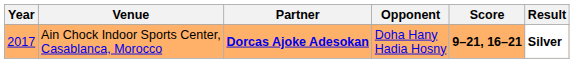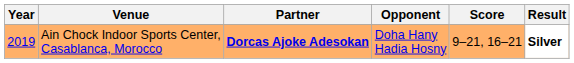(21, 41) 2017 -> (21, 41) 2019
(487, 41) bold -> (487, 41) normal
